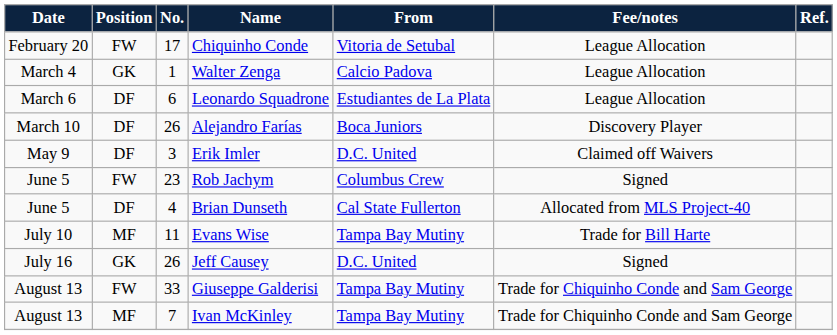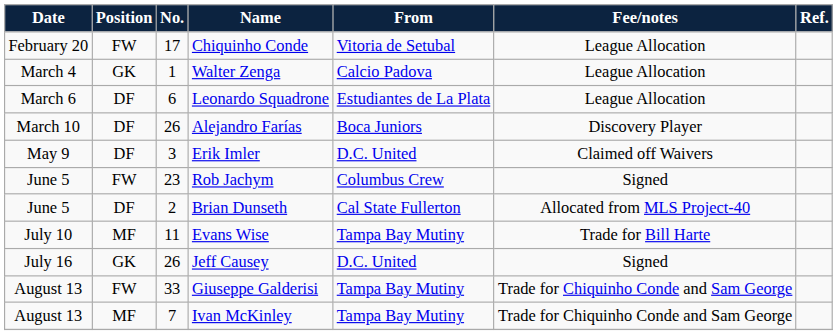(172, 207) 4 -> (172, 207) 2
